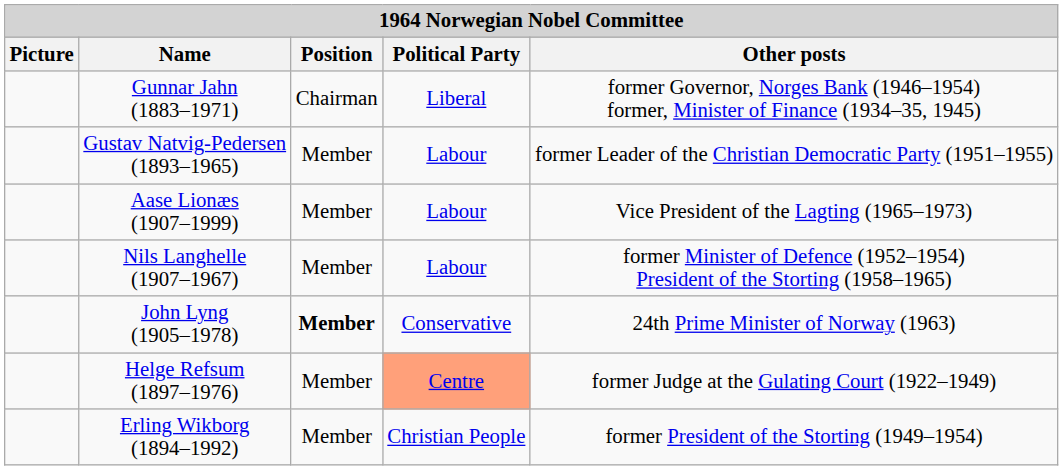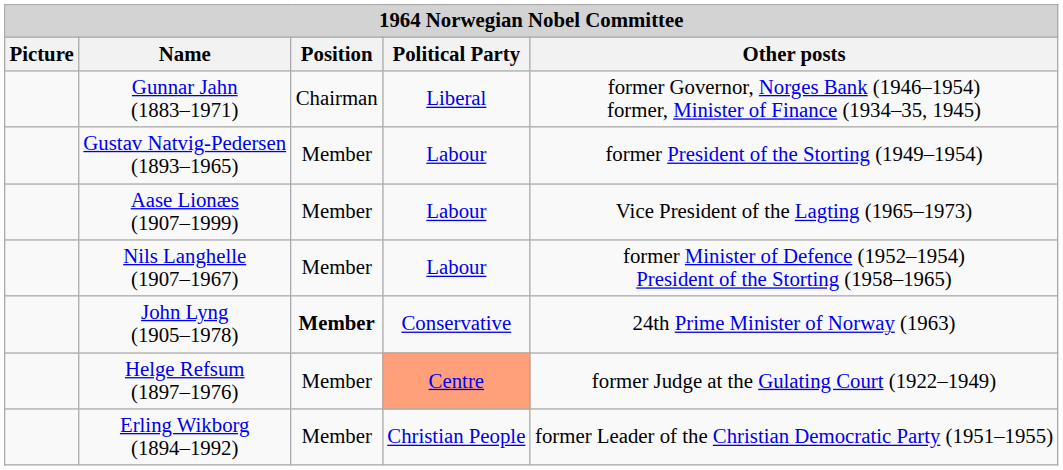(794, 155) former Leader of the Christian Democratic Party (1951–1955) -> (794, 155) former President of the Storting (1949–1954)
(794, 436) former President of the Storting (1949–1954) -> (794, 436) former Leader of the Christian Democratic Party (1951–1955)
